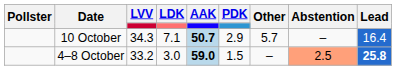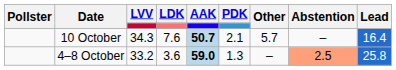(172, 38) 7.1 -> (172, 38) 7.6
(235, 38) 2.9 -> (235, 38) 2.1
(172, 56) 3.0 -> (172, 56) 3.6
(235, 56) 1.5 -> (235, 56) 1.3
(375, 56) bold -> (375, 56) normal
